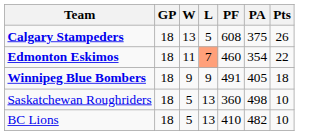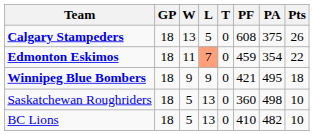+ column: (226, 15)
(231, 57) 460 -> (246, 57) 459
(231, 78) 491 -> (246, 78) 421
(257, 78) 405 -> (272, 78) 495
